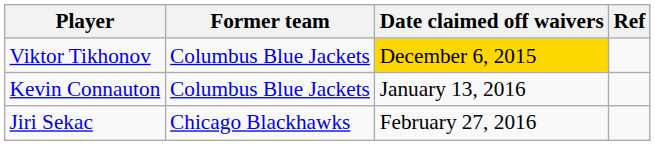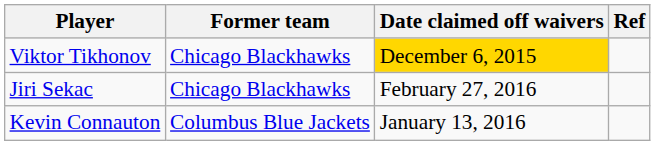(270, 55) Columbus Blue Jackets -> (260, 55) Chicago Blackhawks
rows swapped: (85, 88) <-> (51, 122)
